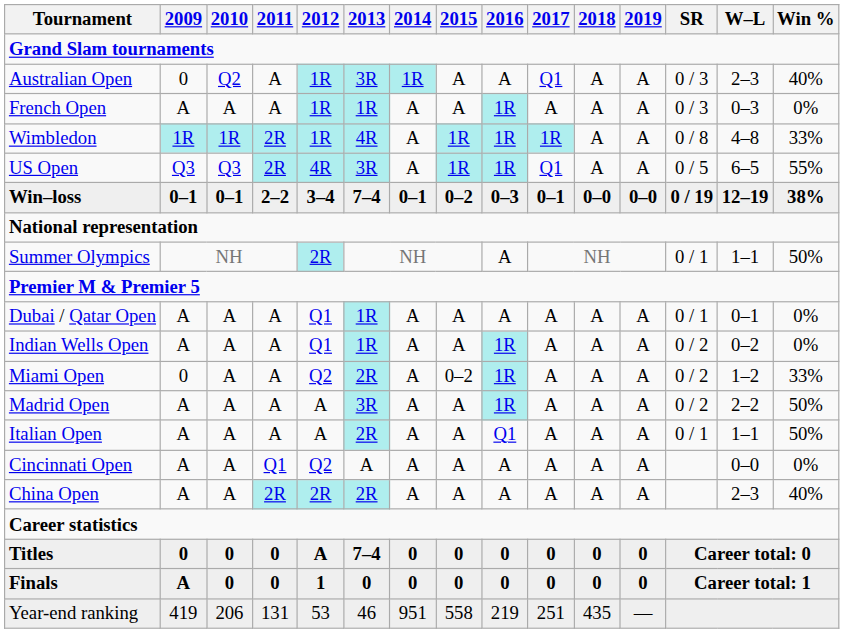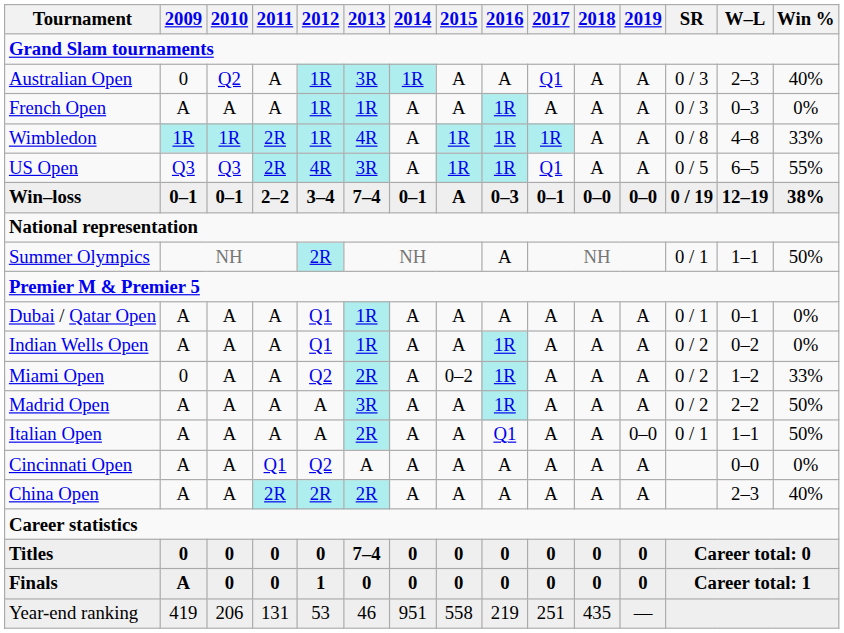(459, 197) 0–2 -> (459, 197) A
(643, 434) A -> (643, 434) 0–0
(321, 553) A -> (321, 553) 0
